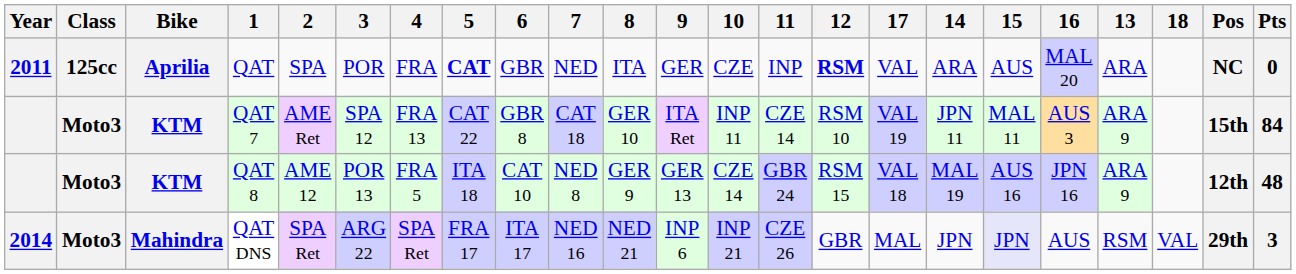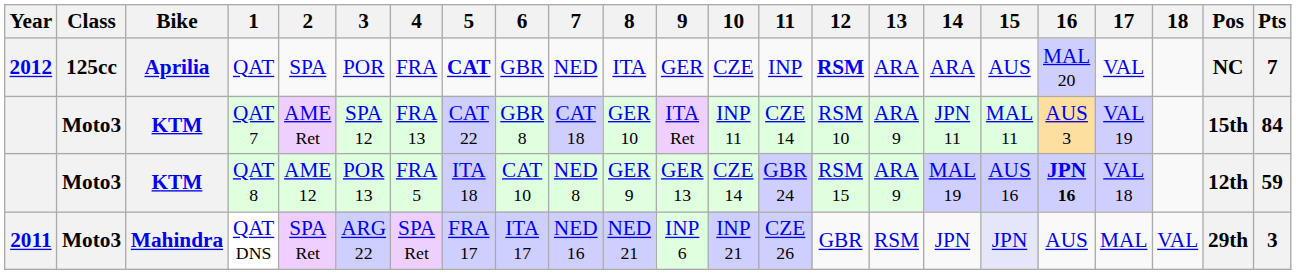columns swapped: (1125, 21) <-> (898, 21)
(31, 67) 2011 -> (31, 67) 2012
(1272, 67) 0 -> (1272, 67) 7
(1069, 182) normal -> (1067, 182) bold
(1272, 182) 48 -> (1272, 182) 59
(31, 240) 2014 -> (31, 240) 2011
